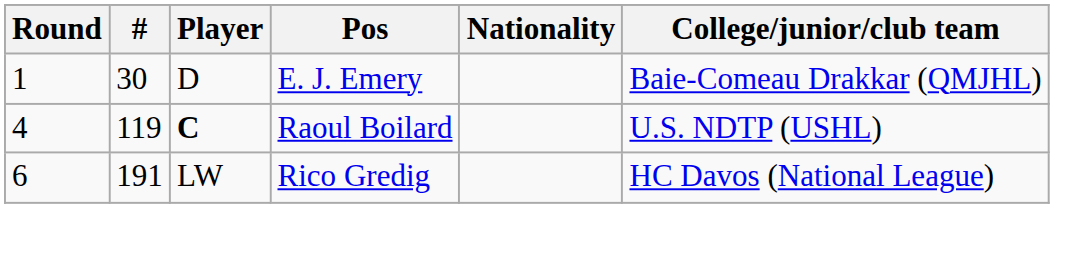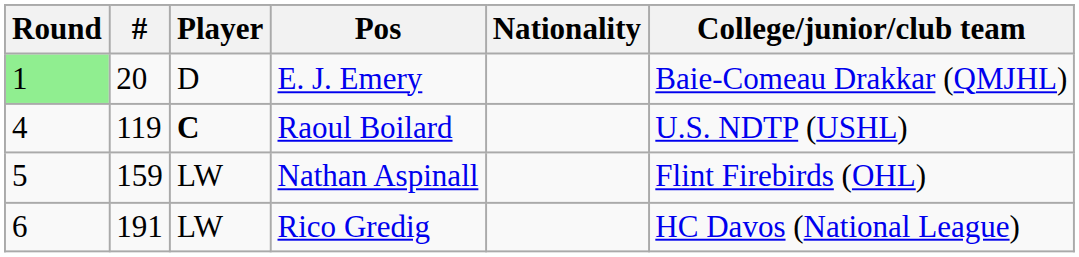(20, 78) no background -> (20, 78) lightgreen background
(132, 78) 30 -> (132, 78) 20
+ row: (378, 176)
